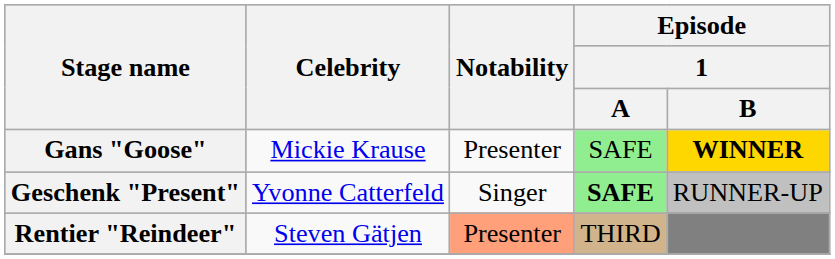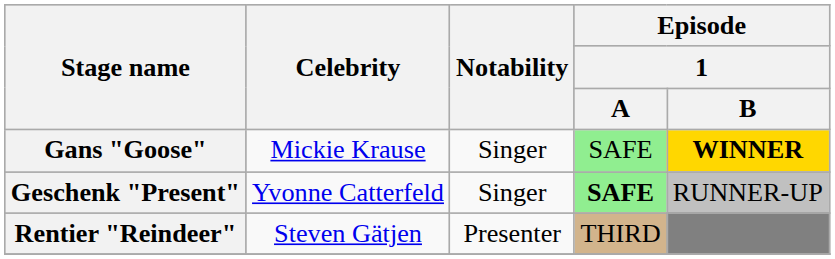(512, 150) Presenter -> (512, 150) Singer
(512, 233) lightsalmon background -> (512, 233) no background
